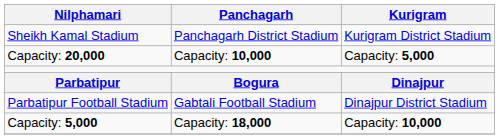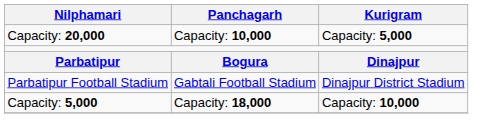- row: (73, 35)
